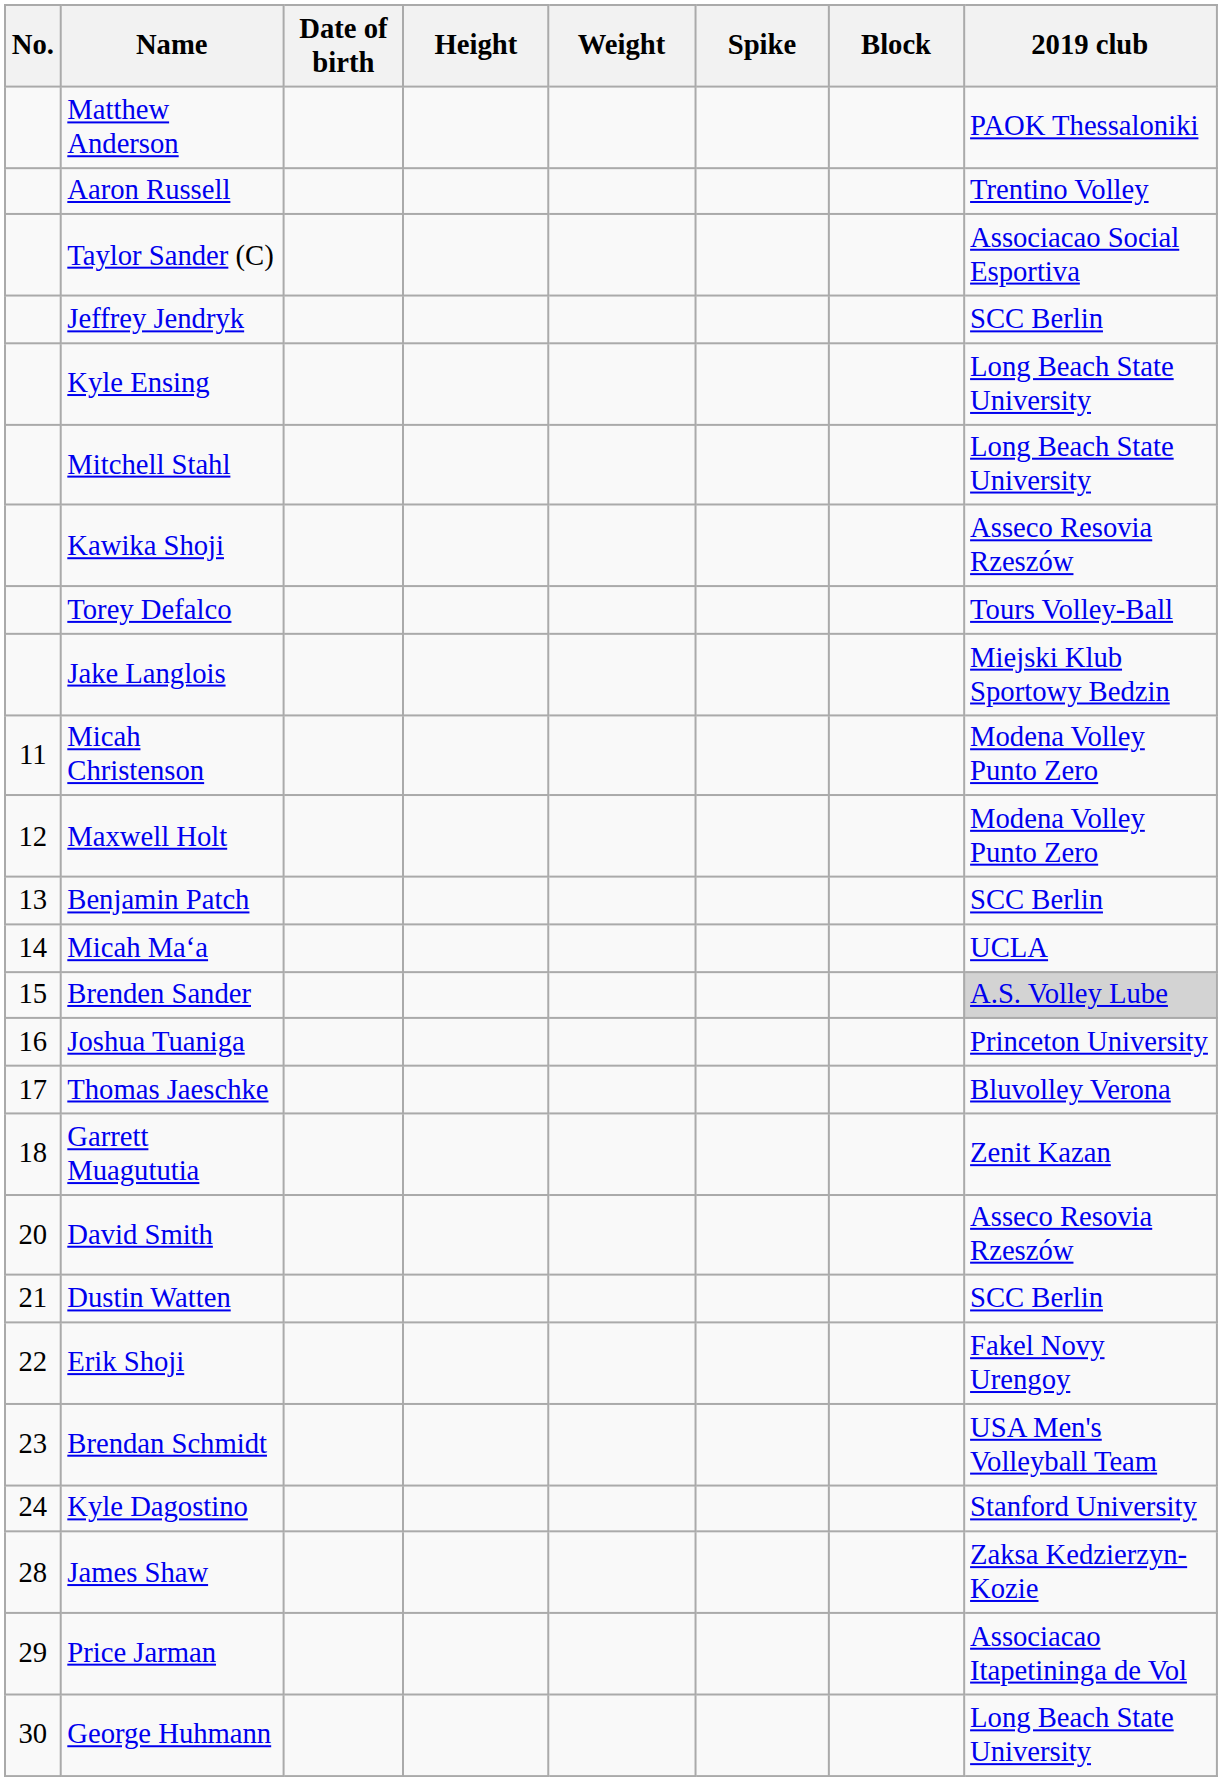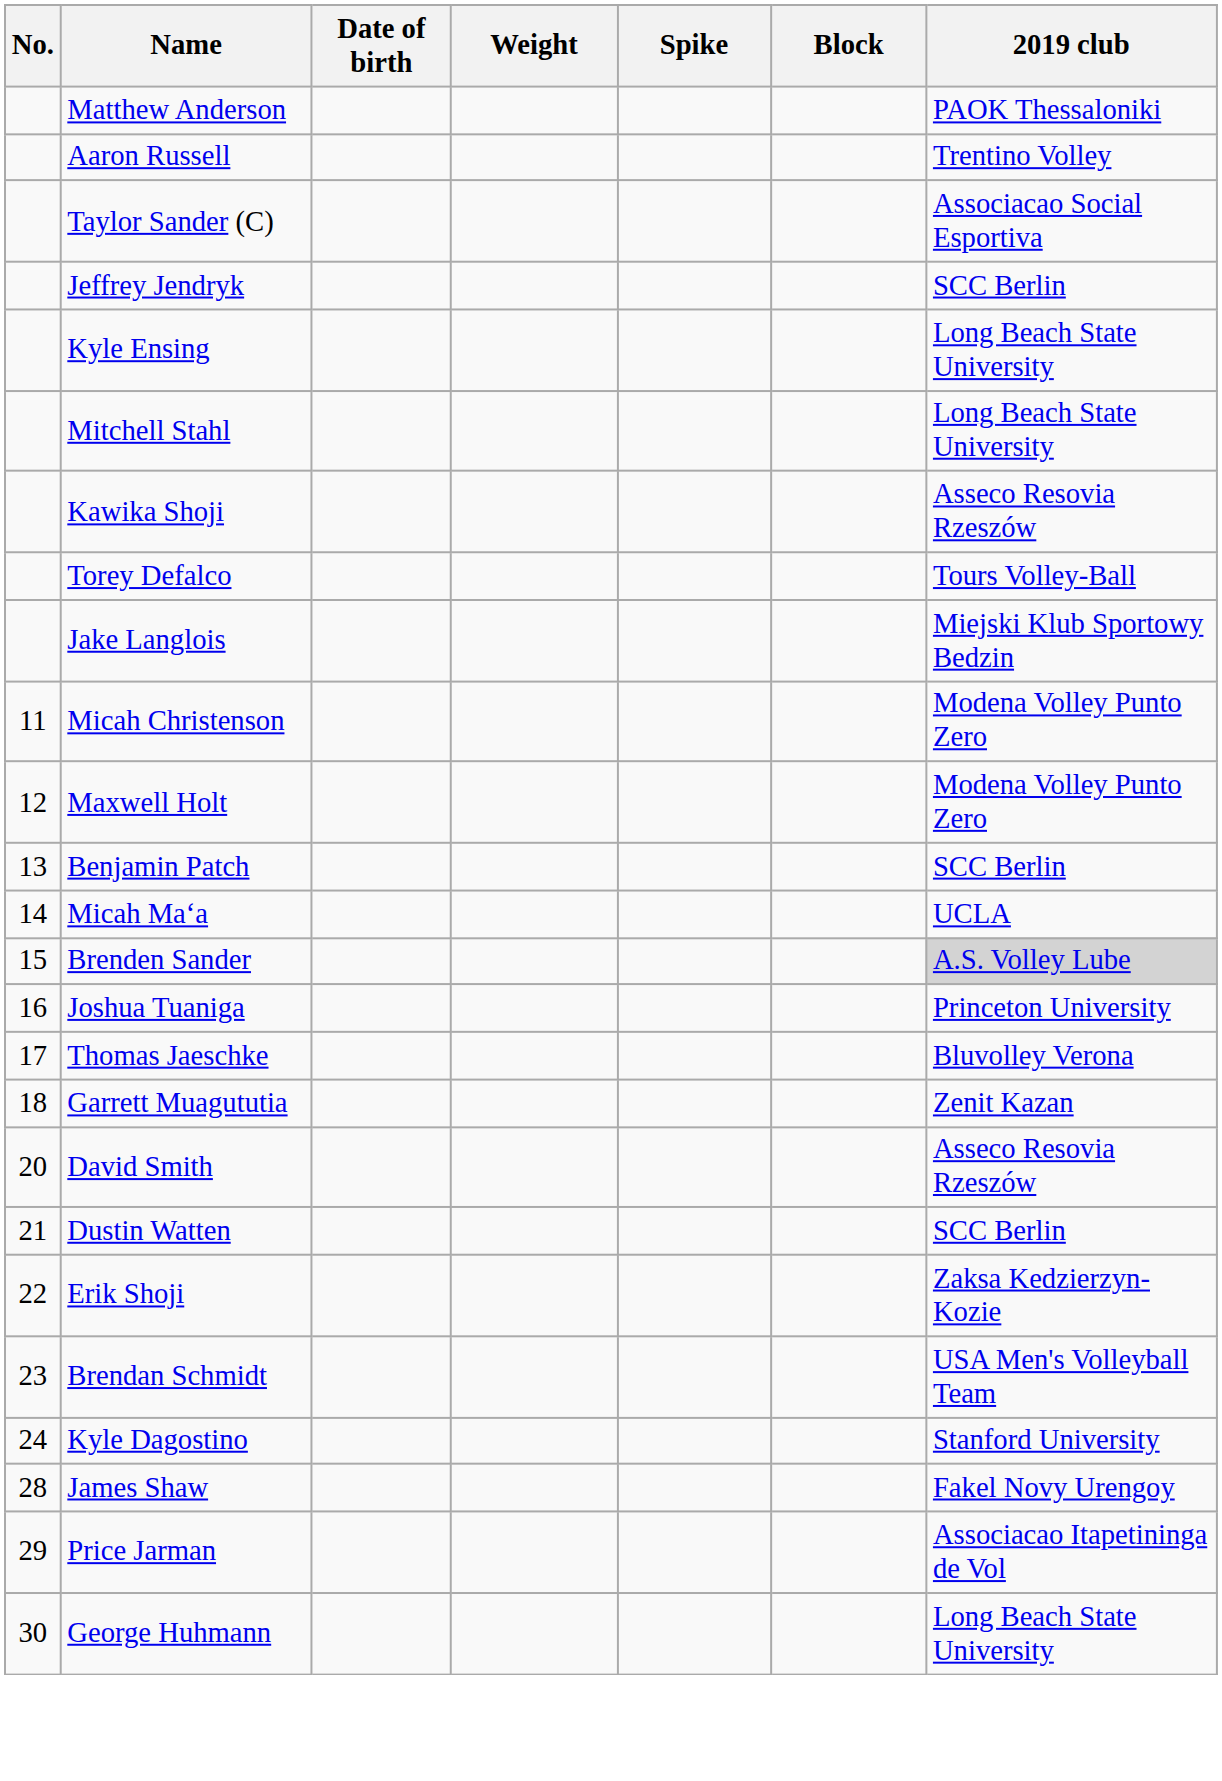- column: (476, 45)
(1037, 1362) Fakel Novy Urengoy -> (1041, 1295) Zaksa Kedzierzyn-Kozie
(1079, 1572) Zaksa Kedzierzyn-Kozie -> (1054, 1487) Fakel Novy Urengoy
